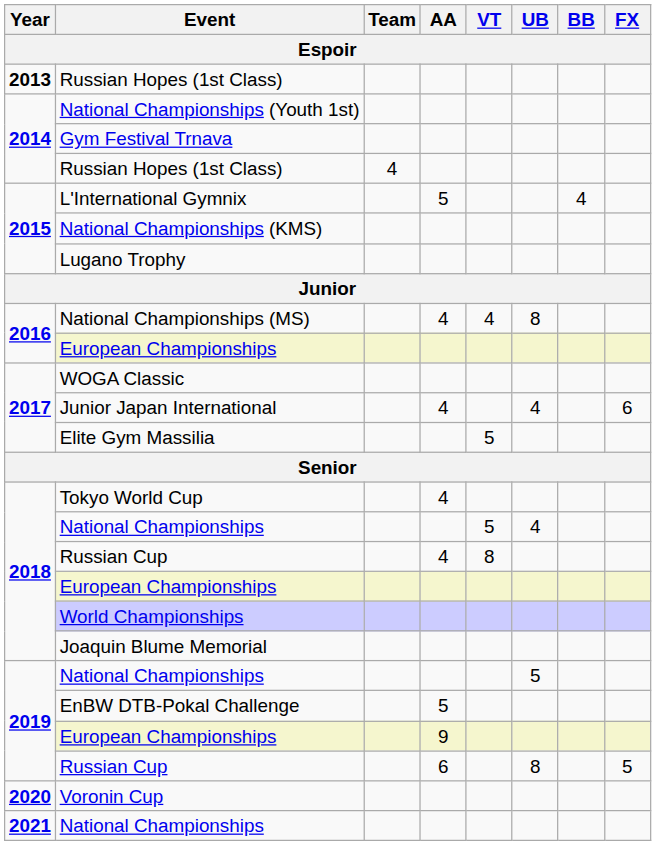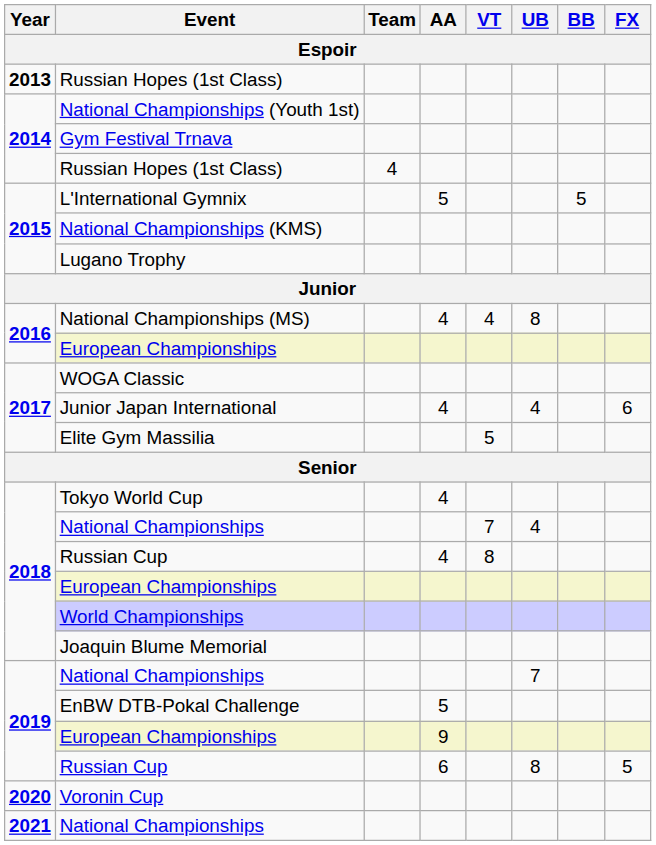(581, 199) 4 -> (581, 199) 5
(489, 527) 5 -> (489, 527) 7
(535, 676) 5 -> (535, 676) 7
